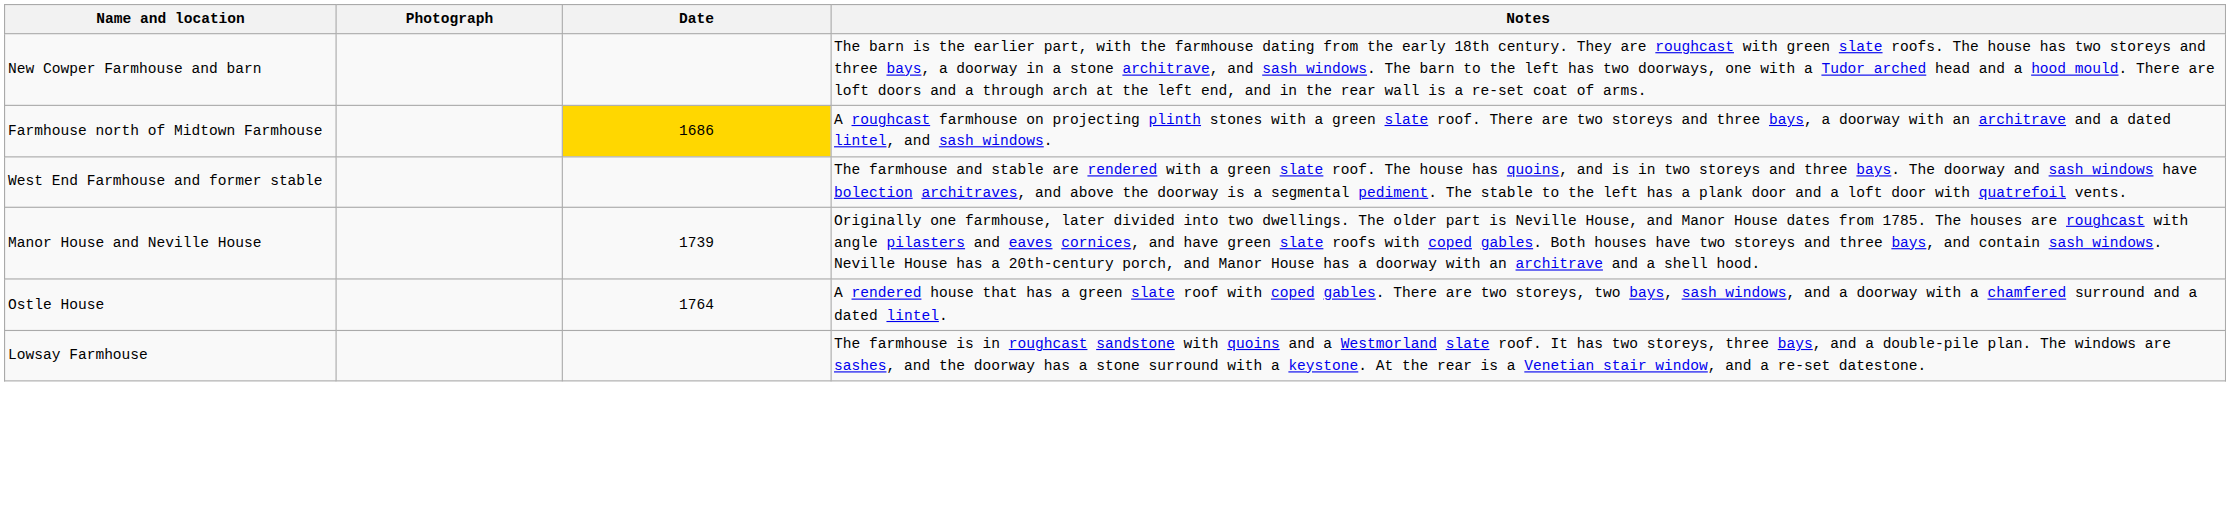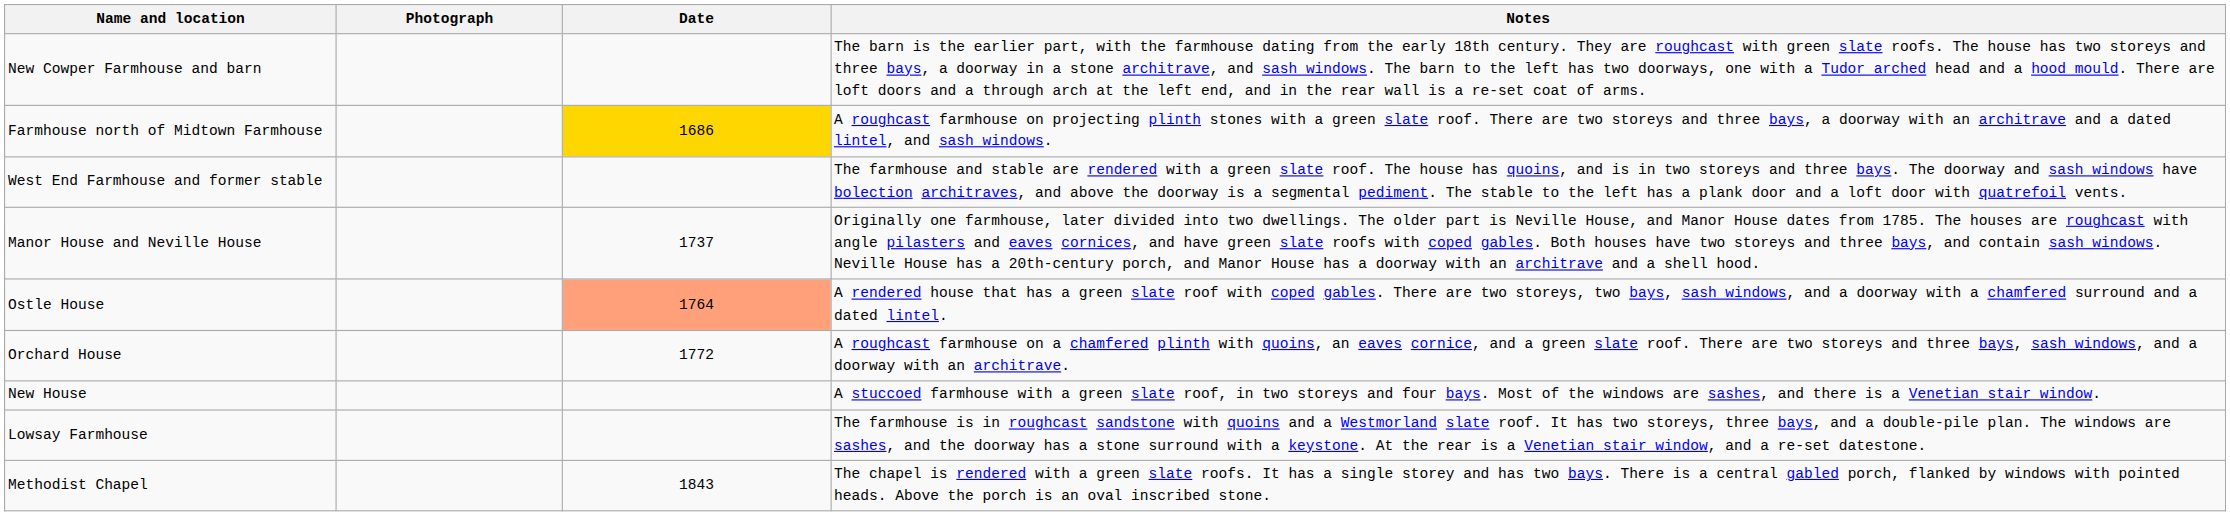(696, 243) 1739 -> (696, 243) 1737
(696, 304) no background -> (696, 304) lightsalmon background
+ row: (65, 355)
+ row: (47, 395)
+ row: (78, 485)
